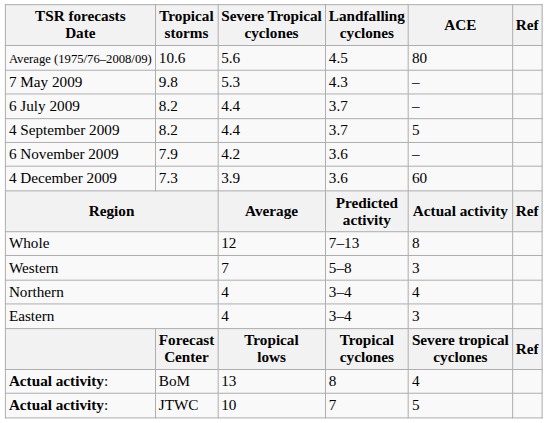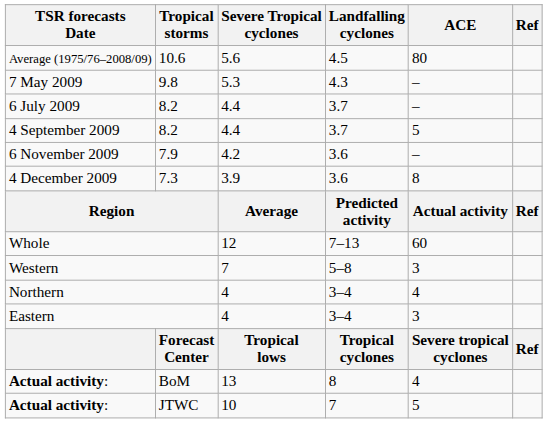(419, 178) 60 -> (416, 178) 8
(416, 243) 8 -> (419, 243) 60
